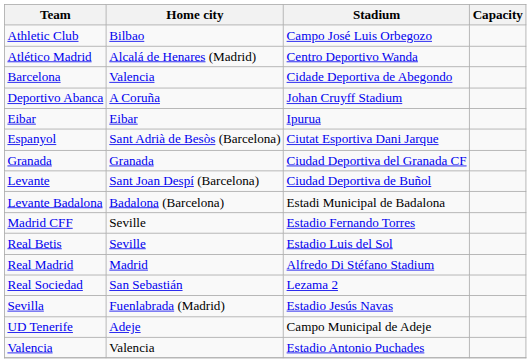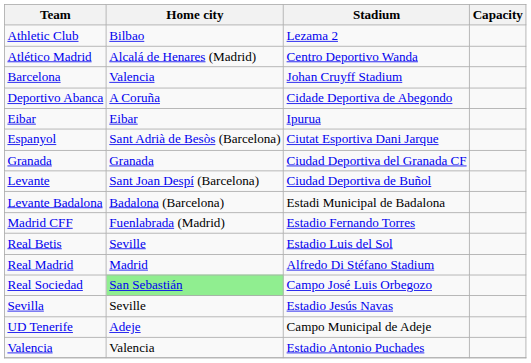(359, 35) Campo José Luis Orbegozo -> (312, 35) Lezama 2
(369, 77) Cidade Deportiva de Abegondo -> (344, 77) Johan Cruyff Stadium
(344, 98) Johan Cruyff Stadium -> (369, 98) Cidade Deportiva de Abegondo
(128, 222) Seville -> (167, 222) Fuenlabrada (Madrid)
(146, 285) no background -> (146, 285) lightgreen background
(312, 285) Lezama 2 -> (359, 285) Campo José Luis Orbegozo
(167, 306) Fuenlabrada (Madrid) -> (128, 306) Seville
